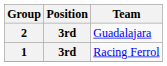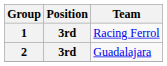rows swapped: (24, 52) <-> (24, 33)
